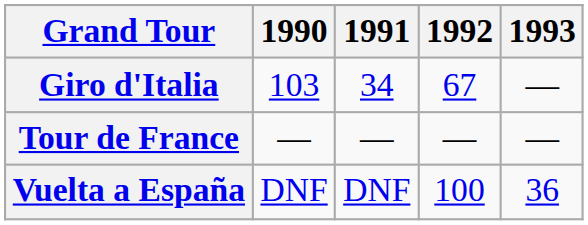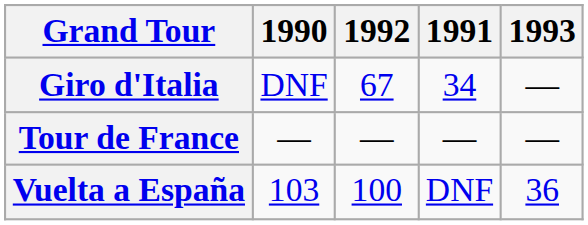columns swapped: (377, 31) <-> (460, 31)
(294, 84) 103 -> (294, 84) DNF
(294, 191) DNF -> (294, 191) 103
